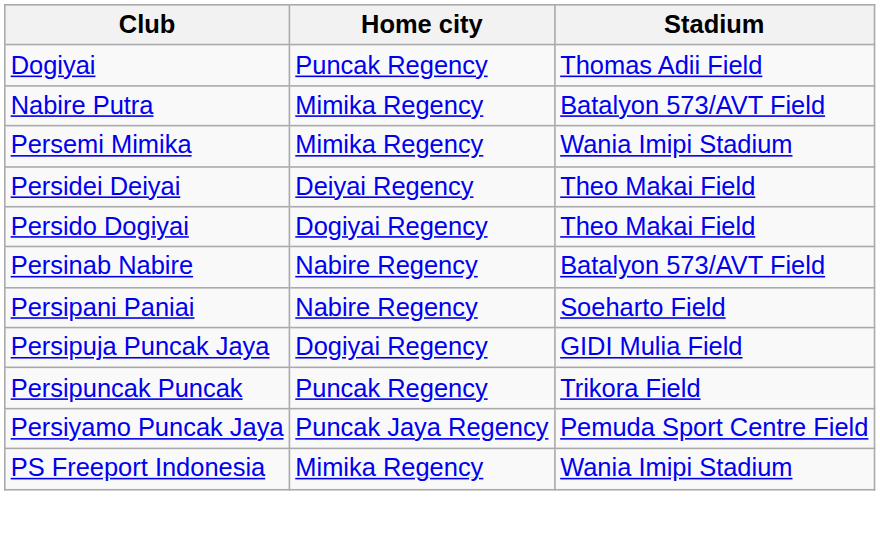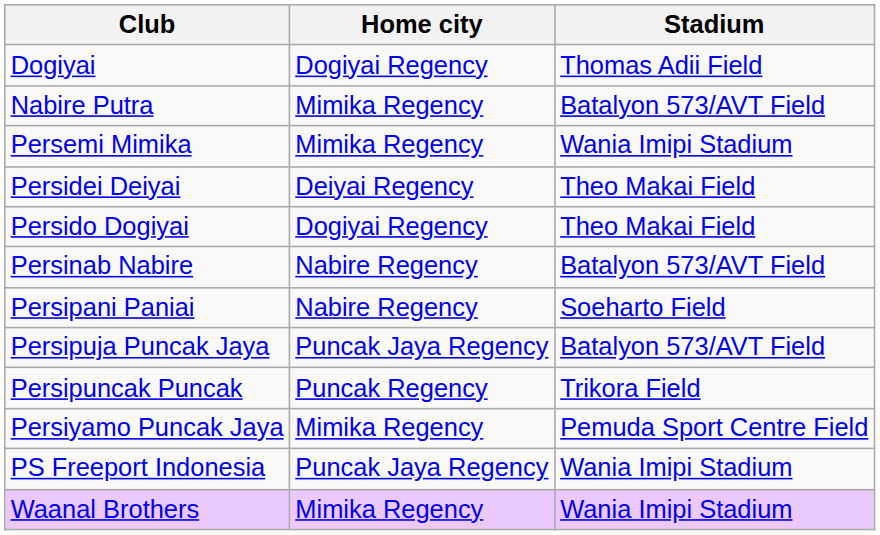(391, 65) Puncak Regency -> (391, 65) Dogiyai Regency
(391, 347) Dogiyai Regency -> (422, 347) Puncak Jaya Regency
(651, 347) GIDI Mulia Field -> (693, 347) Batalyon 573/AVT Field
(422, 428) Puncak Jaya Regency -> (389, 428) Mimika Regency
(389, 468) Mimika Regency -> (422, 468) Puncak Jaya Regency
+ row: (105, 508)
